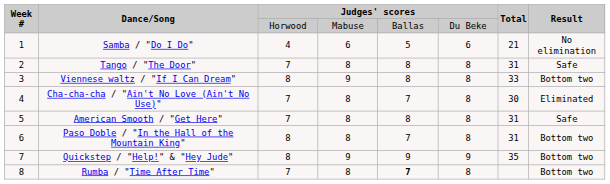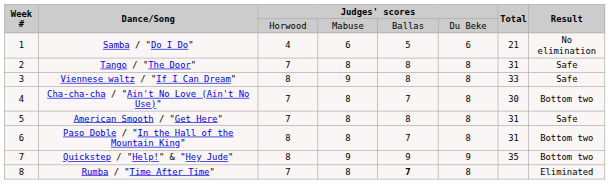(567, 79) Bottom two -> (567, 79) Safe
(567, 99) Eliminated -> (567, 99) Bottom two
(567, 172) Bottom two -> (567, 172) Eliminated
